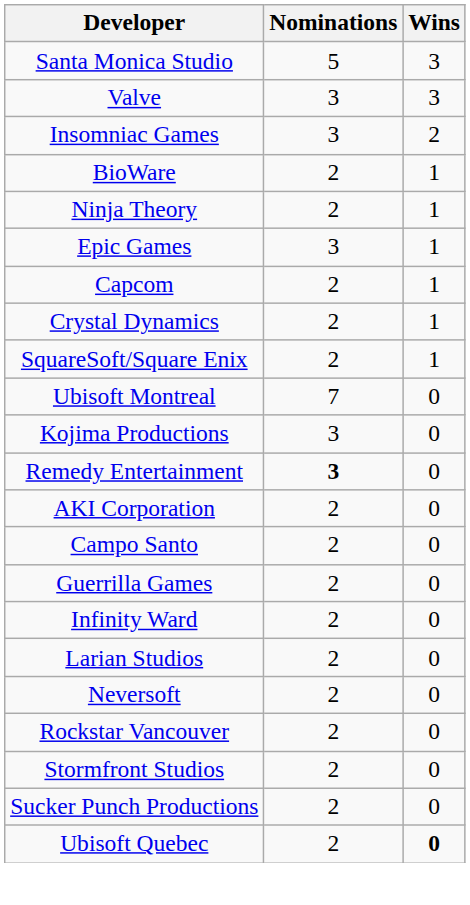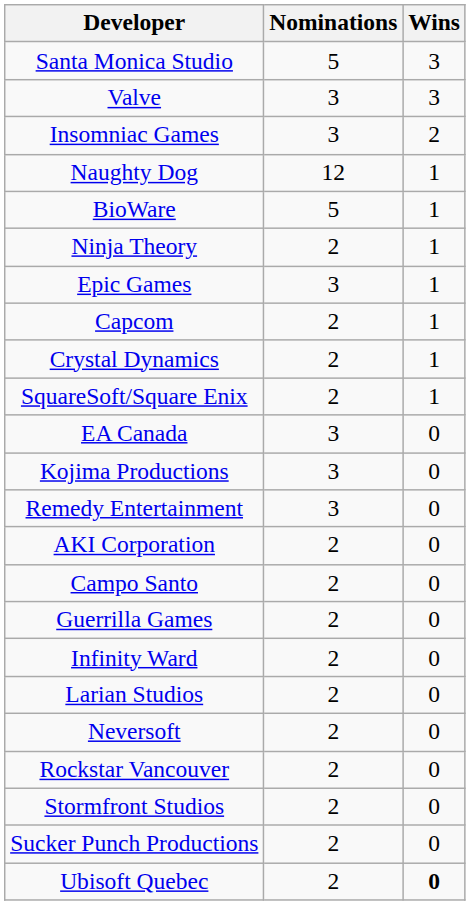+ row: (134, 172)
(333, 172) 2 -> (333, 209) 5
- row: (134, 396)
+ row: (134, 433)
(333, 470) bold -> (333, 508) normal
